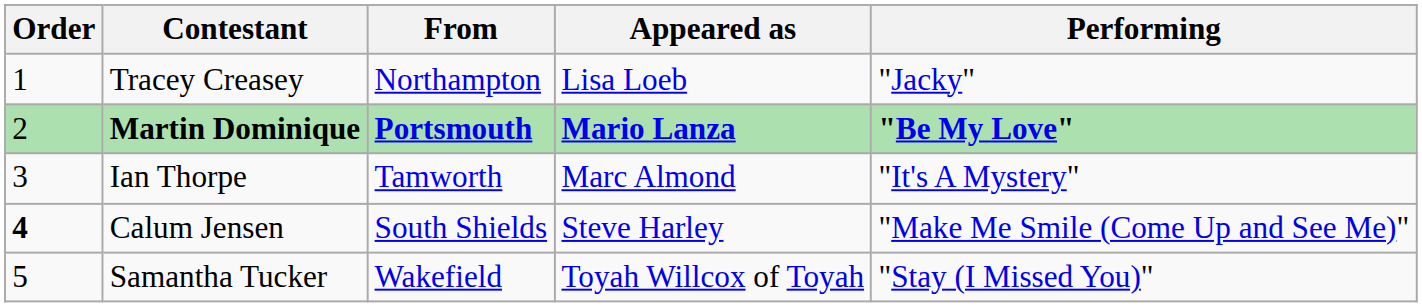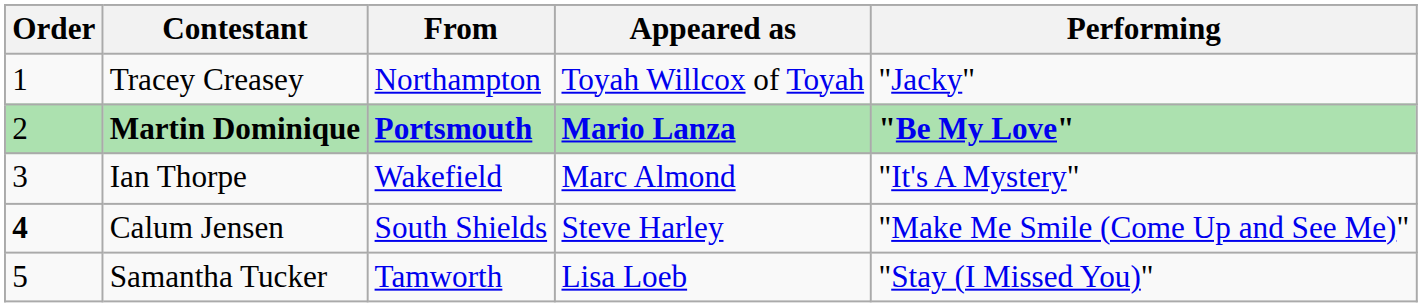(624, 78) Lisa Loeb -> (713, 78) Toyah Willcox of Toyah
(438, 177) Tamworth -> (438, 177) Wakefield
(438, 276) Wakefield -> (438, 276) Tamworth
(713, 276) Toyah Willcox of Toyah -> (624, 276) Lisa Loeb
